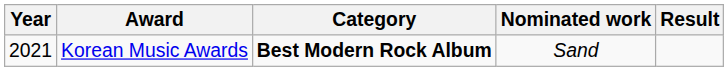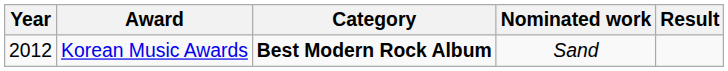(31, 50) 2021 -> (31, 50) 2012
